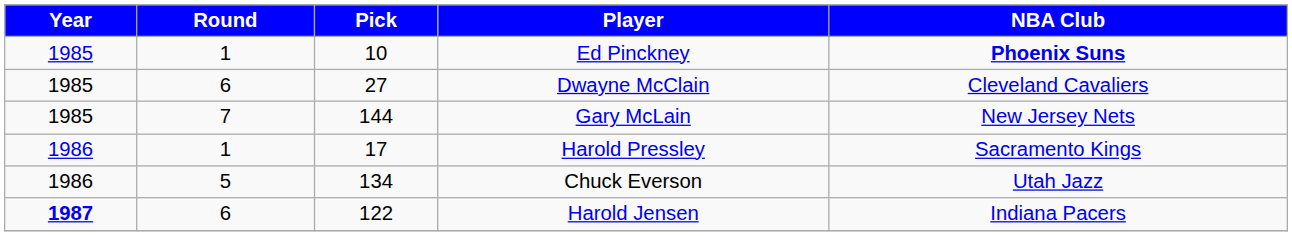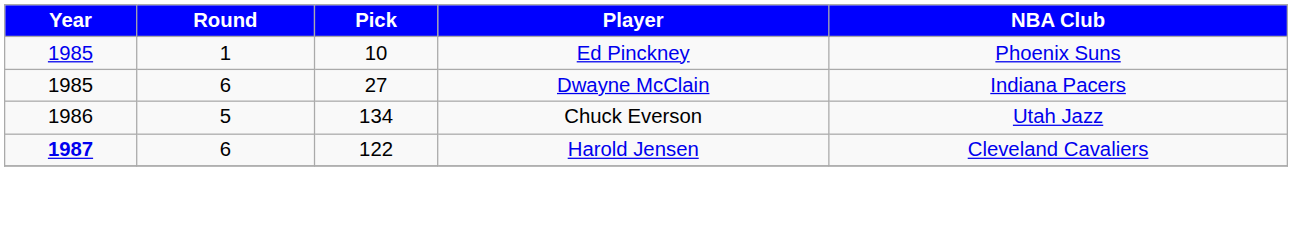(1058, 52) bold -> (1058, 52) normal
(1058, 85) Cleveland Cavaliers -> (1058, 85) Indiana Pacers
- row: (633, 117)
- row: (633, 149)
(1058, 213) Indiana Pacers -> (1058, 149) Cleveland Cavaliers
